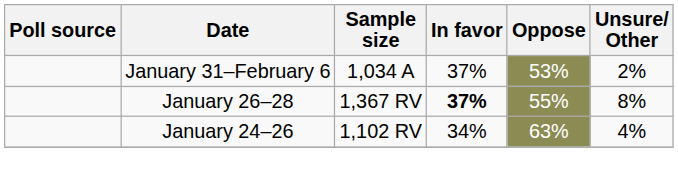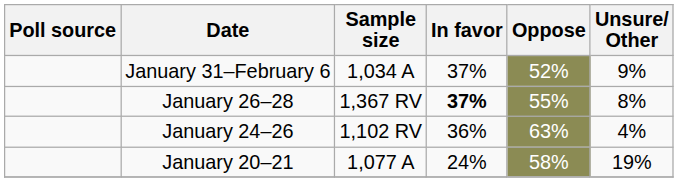(549, 71) 53% -> (549, 71) 52%
(632, 71) 2% -> (632, 71) 9%
(467, 131) 34% -> (467, 131) 36%
+ row: (228, 162)
